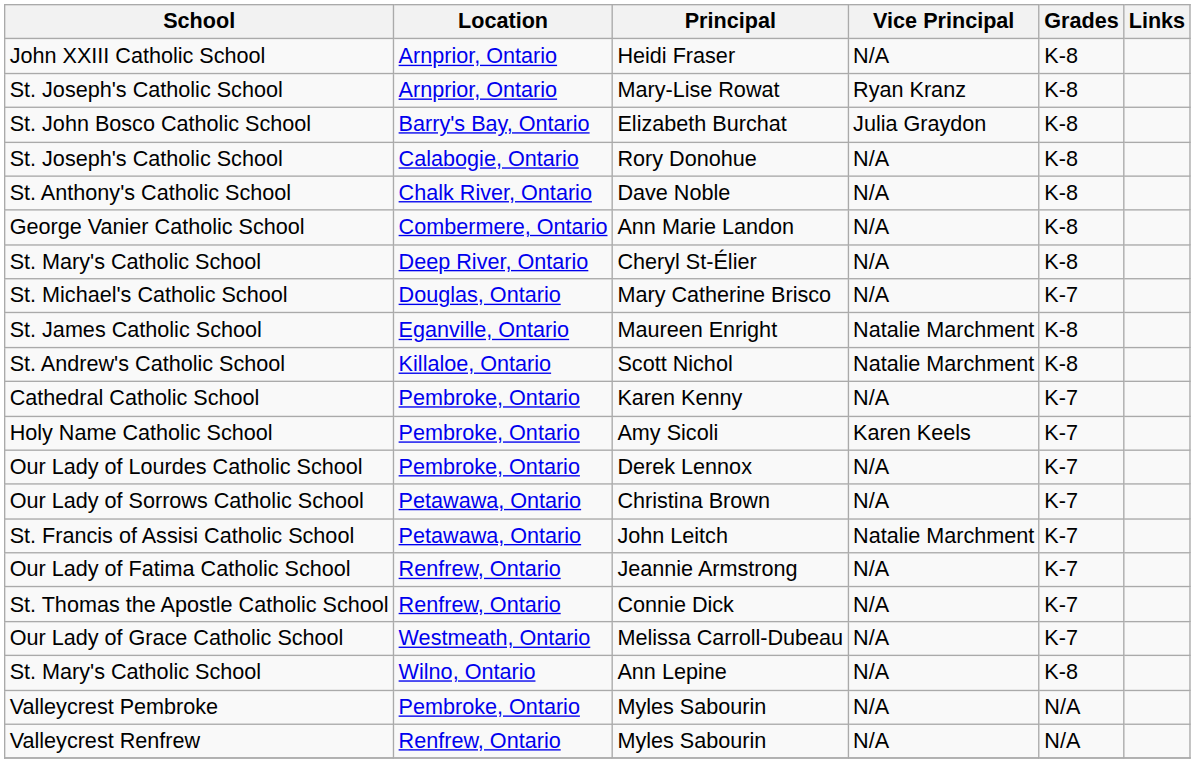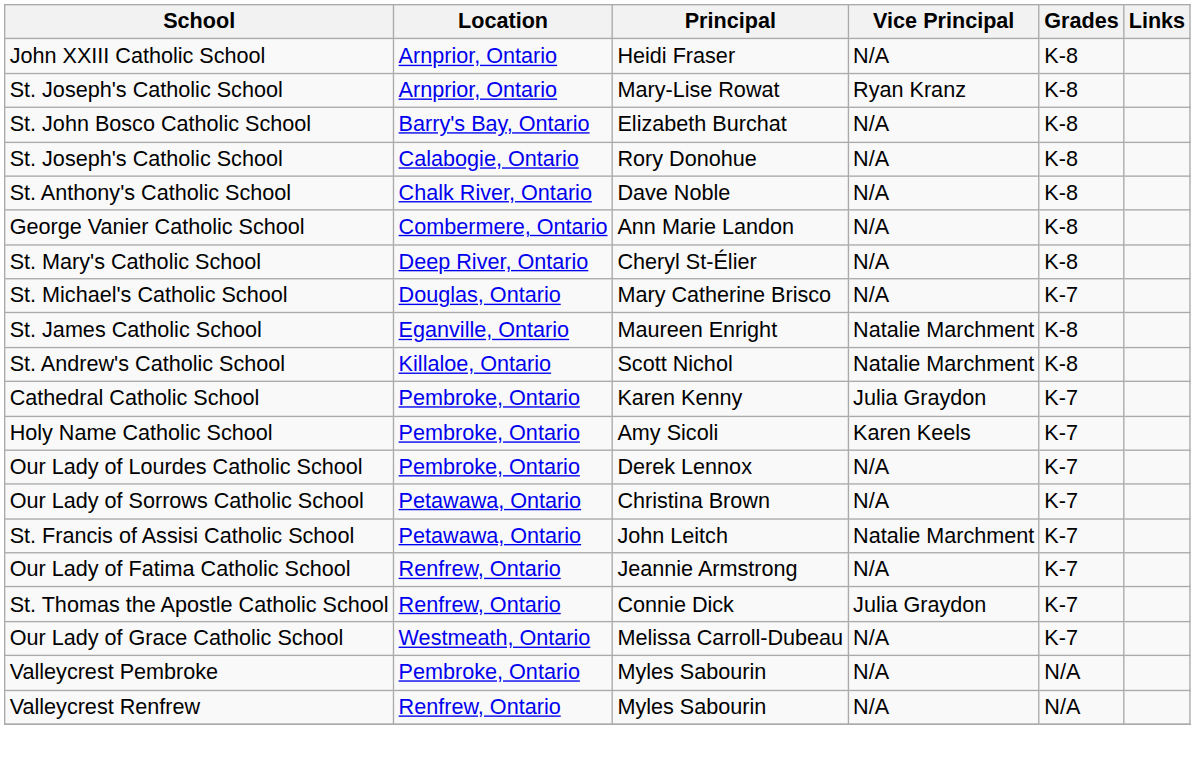(920, 124) Julia Graydon -> (871, 124) N/A
(871, 398) N/A -> (920, 398) Julia Graydon
(871, 603) N/A -> (920, 603) Julia Graydon
- row: (135, 672)
